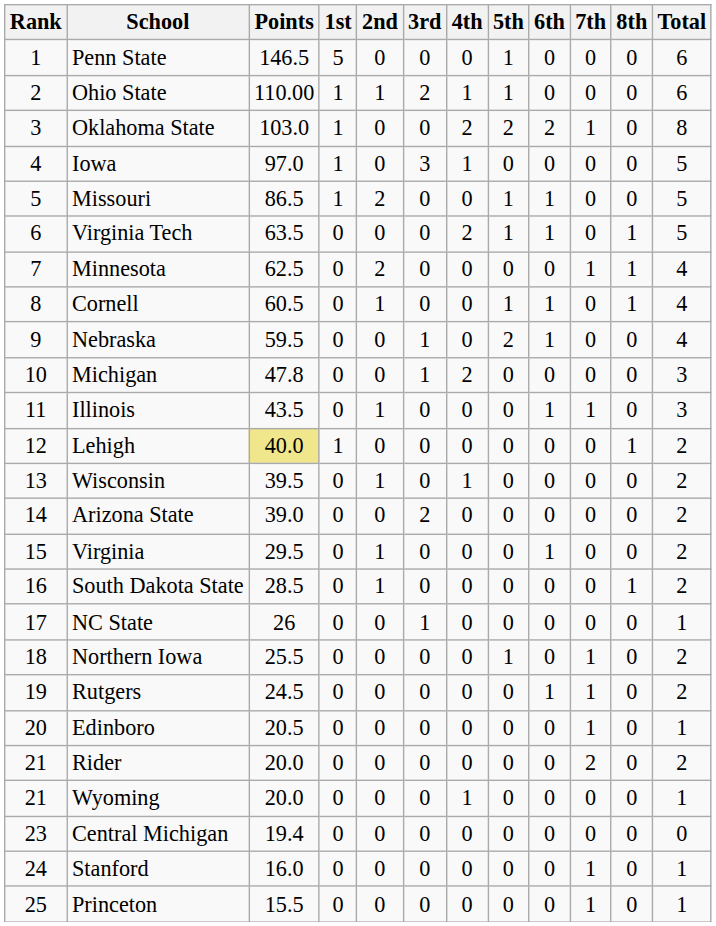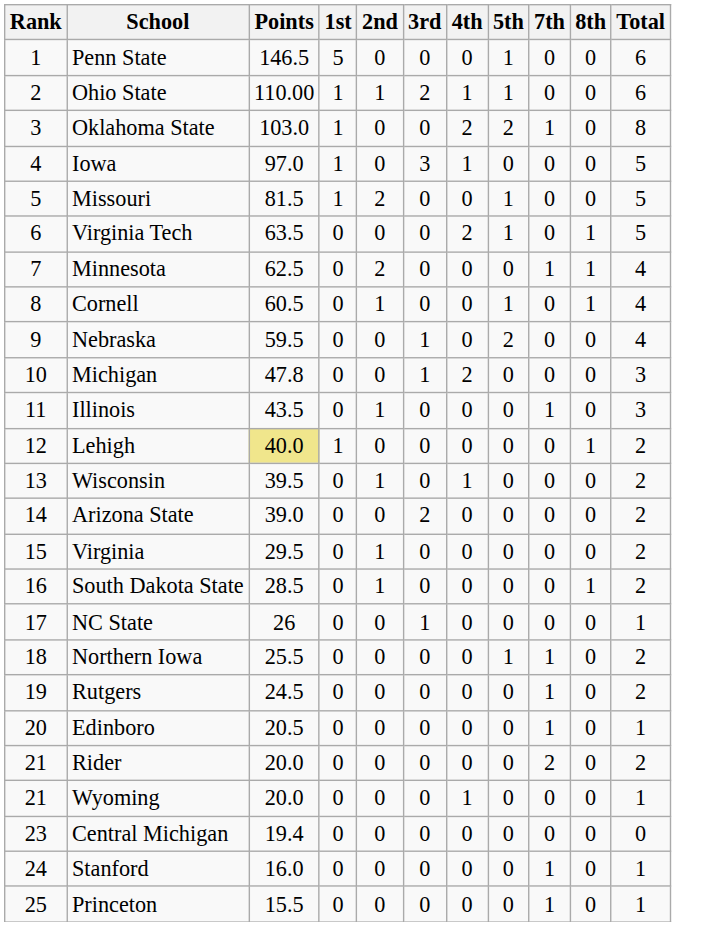- column: (549, 22)
(284, 198) 86.5 -> (284, 198) 81.5
